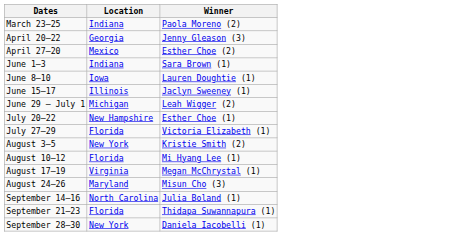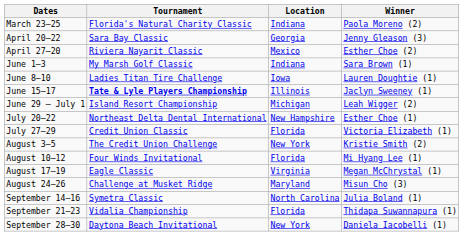+ column: (178, 11)
